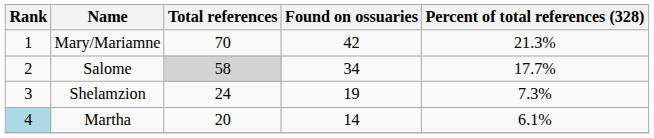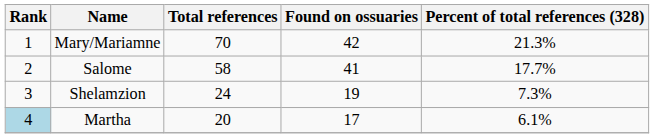(223, 68) lightgrey background -> (223, 68) no background
(352, 68) 34 -> (352, 68) 41
(352, 119) 14 -> (352, 119) 17
